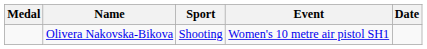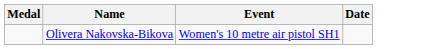- column: (201, 14)
